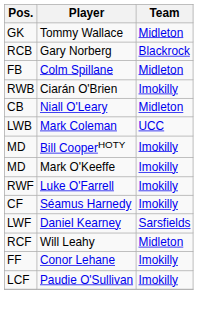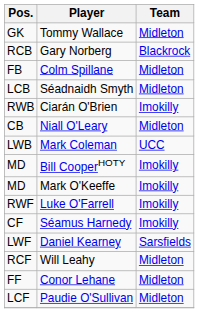+ row: (87, 88)
(158, 261) Imokilly -> (161, 279) Midleton
(158, 279) Imokilly -> (161, 298) Midleton
